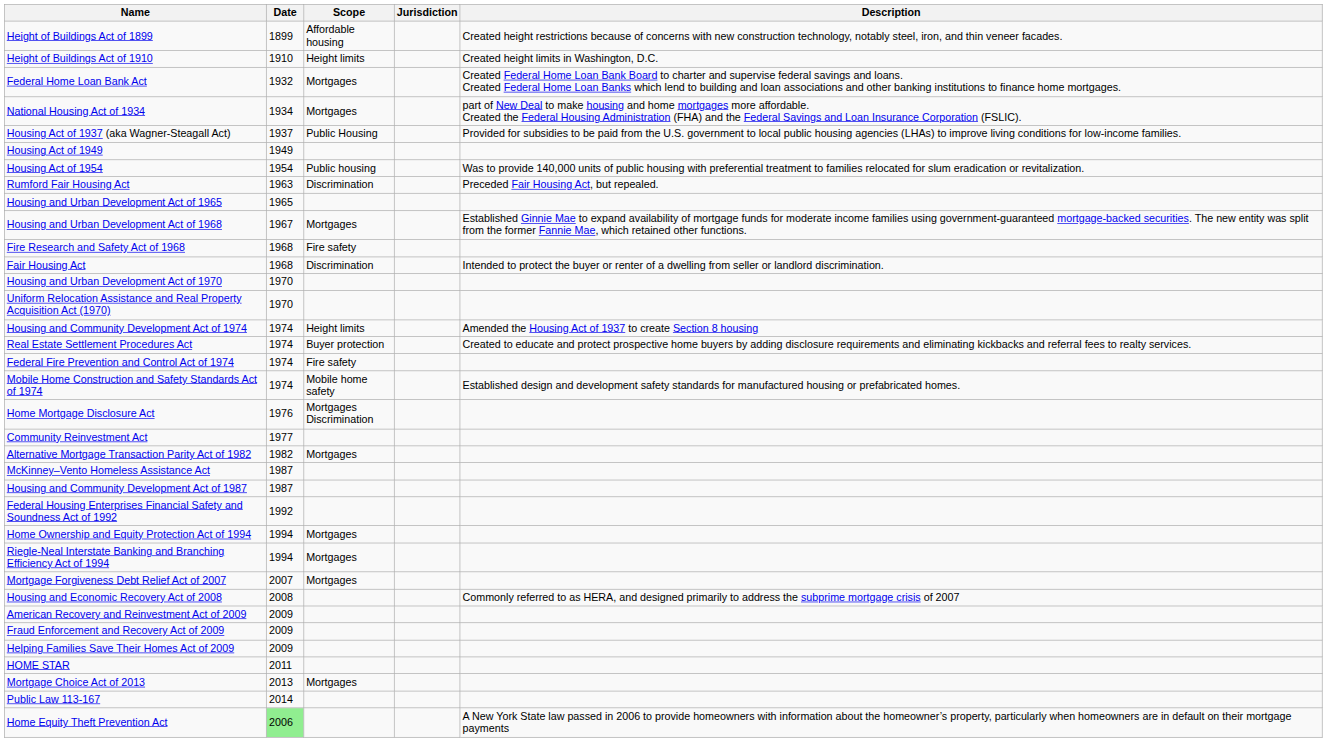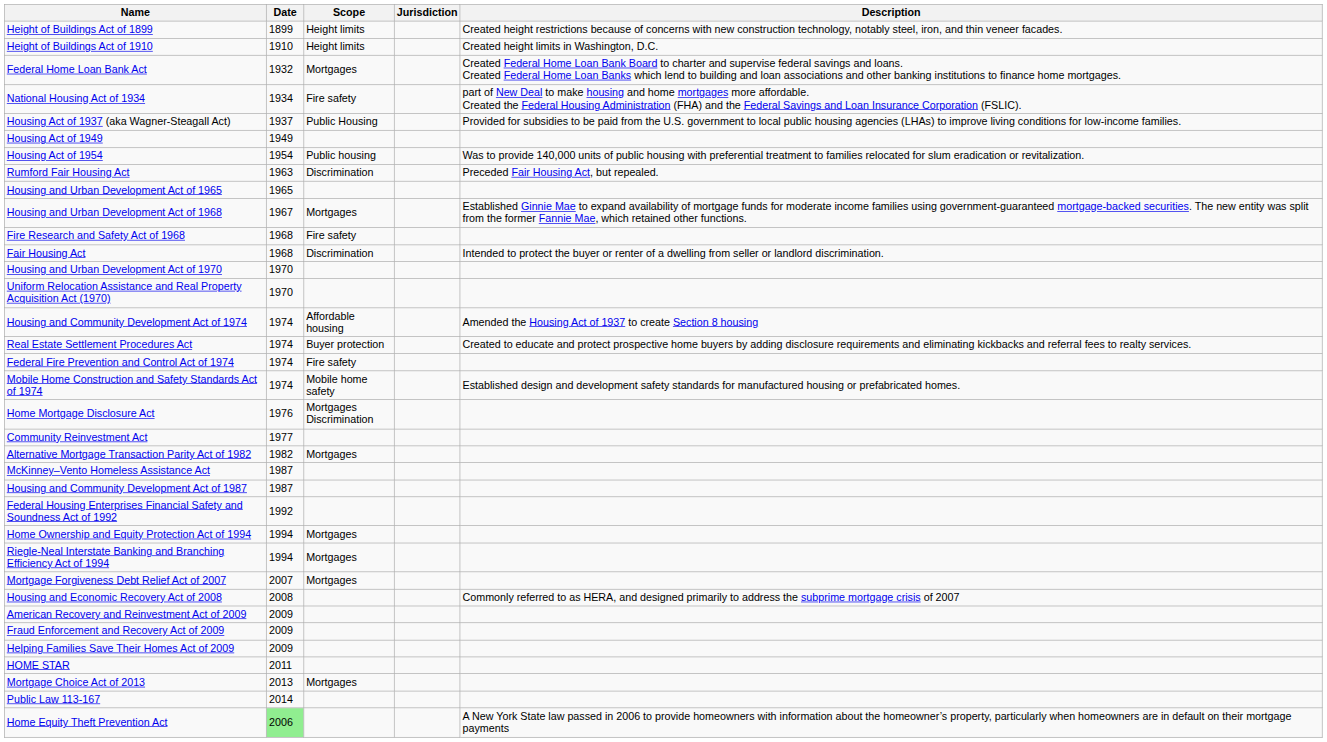(330, 36) Affordable housing -> (335, 30) Height limits
(331, 111) Mortgages -> (331, 99) Fire safety
(335, 328) Height limits -> (330, 322) Affordable housing
